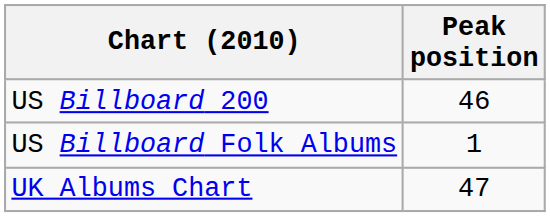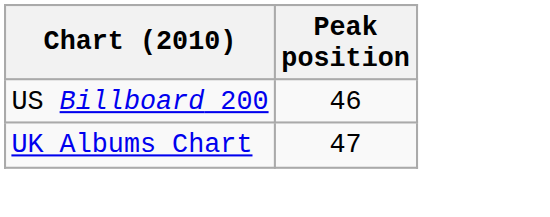- row: (204, 145)
